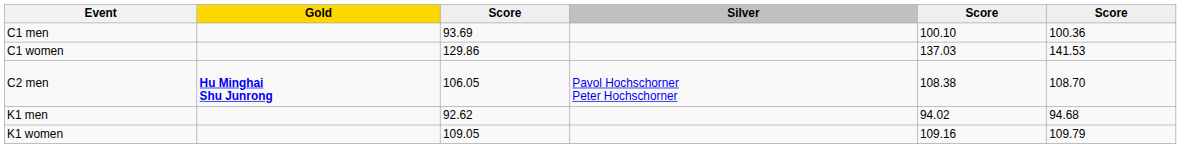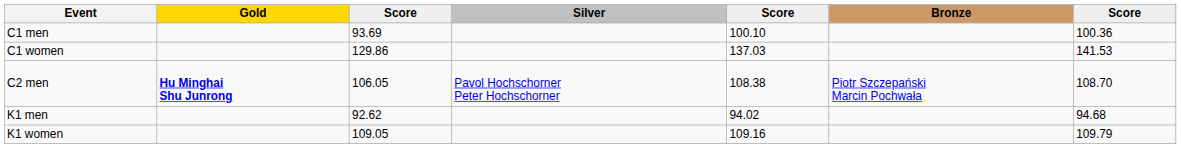+ column: (951, 13)
